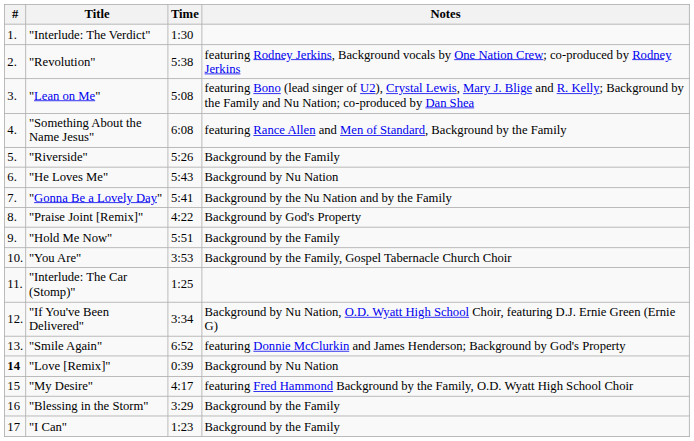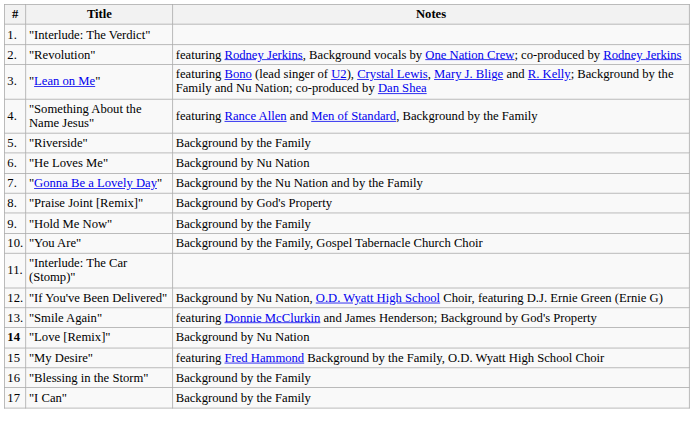- column: (185, 14)
